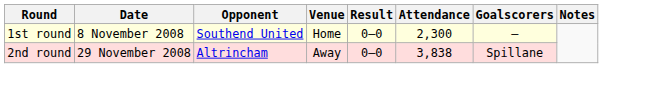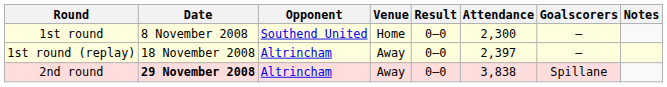+ row: (71, 53)
(134, 53) normal -> (198, 72) bold
